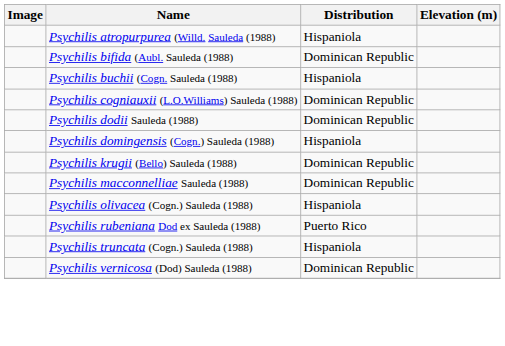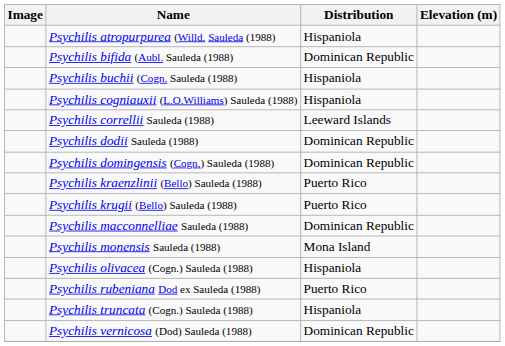(359, 99) Dominican Republic -> (332, 99) Hispaniola
+ row: (131, 120)
(332, 141) Hispaniola -> (359, 162) Dominican Republic
+ row: (155, 183)
(359, 162) Dominican Republic -> (335, 204) Puerto Rico
+ row: (135, 246)
